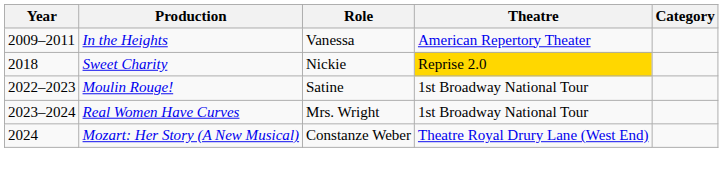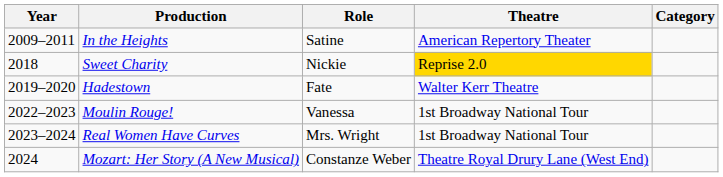(330, 40) Vanessa -> (325, 40) Satine
+ row: (116, 87)
(325, 87) Satine -> (330, 111) Vanessa
